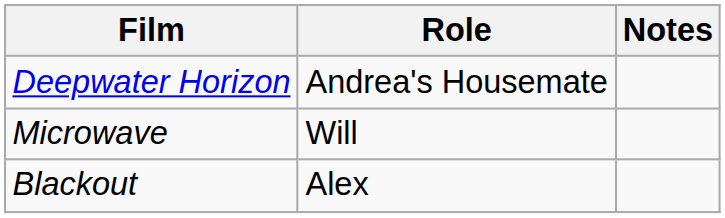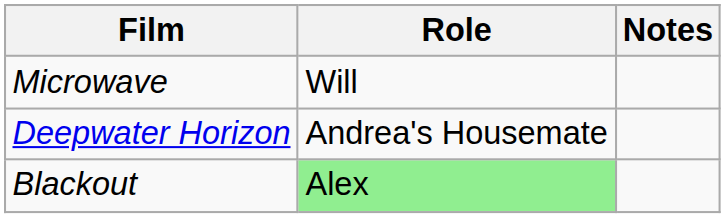rows swapped: (90, 133) <-> (152, 81)
(337, 184) no background -> (337, 184) lightgreen background
